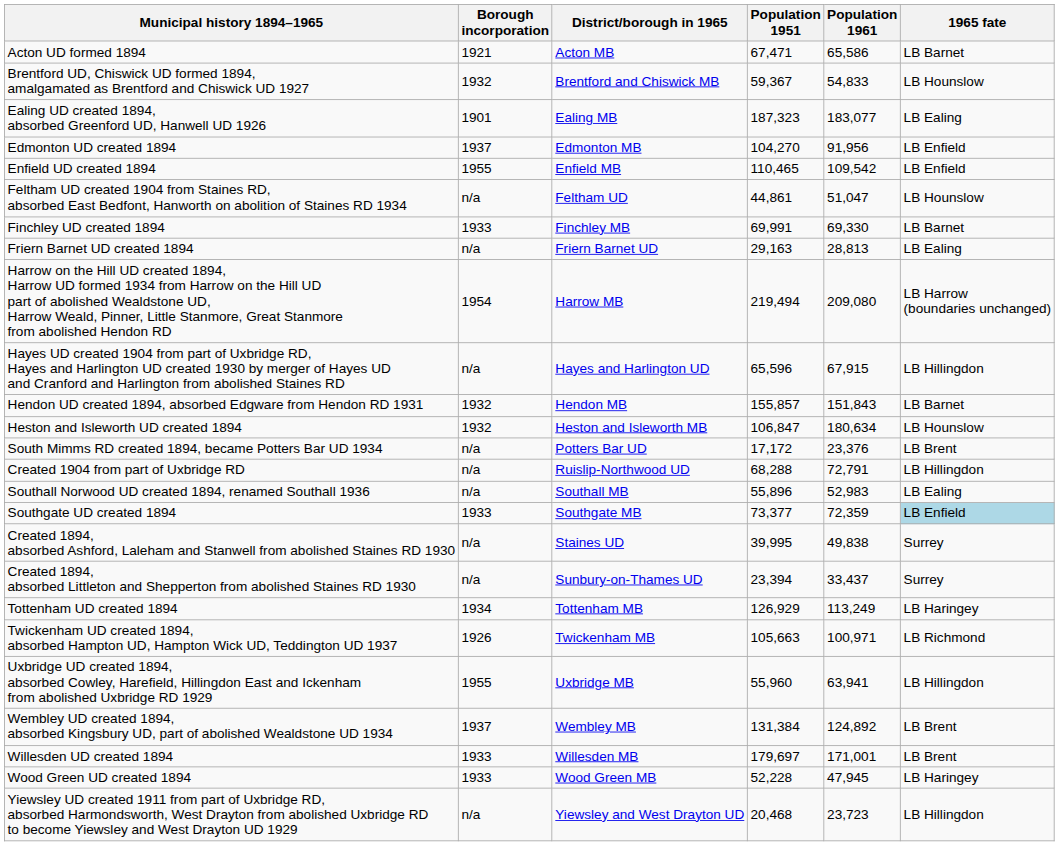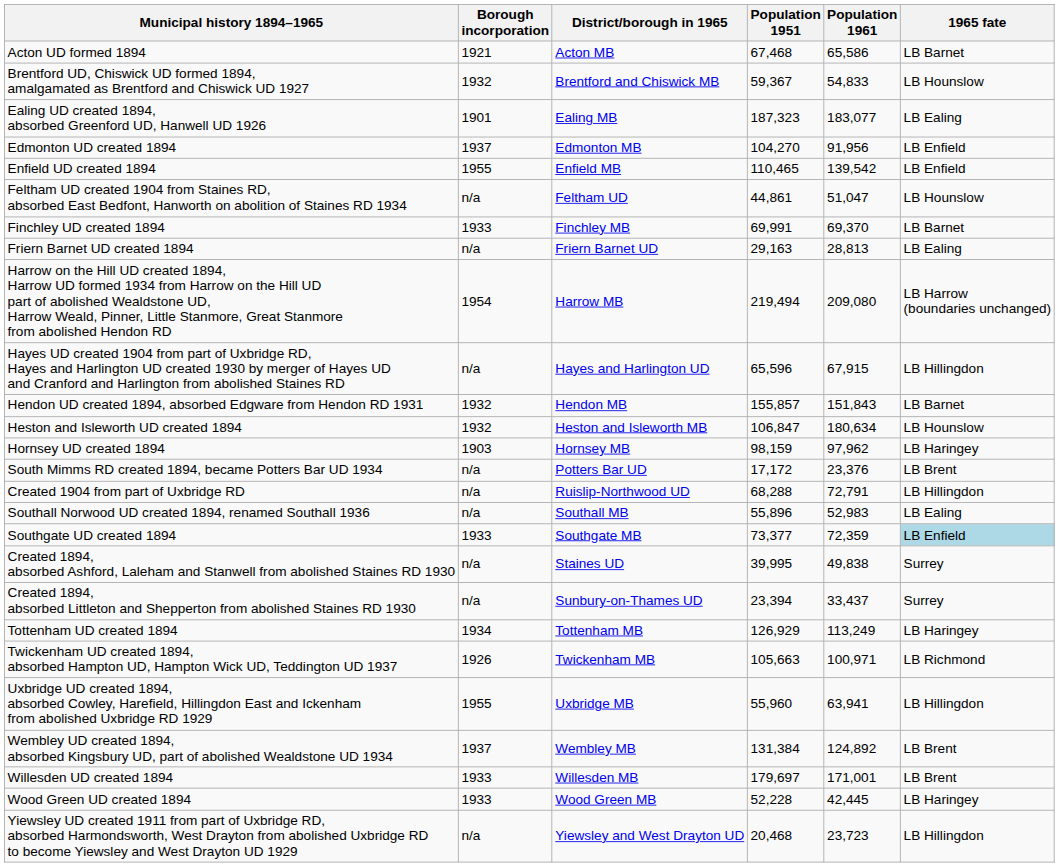(771, 52) 67,471 -> (771, 52) 67,468
(852, 169) 109,542 -> (852, 169) 139,542
(848, 227) 69,330 -> (848, 227) 69,370
+ row: (86, 448)
(848, 777) 47,945 -> (848, 799) 42,445
